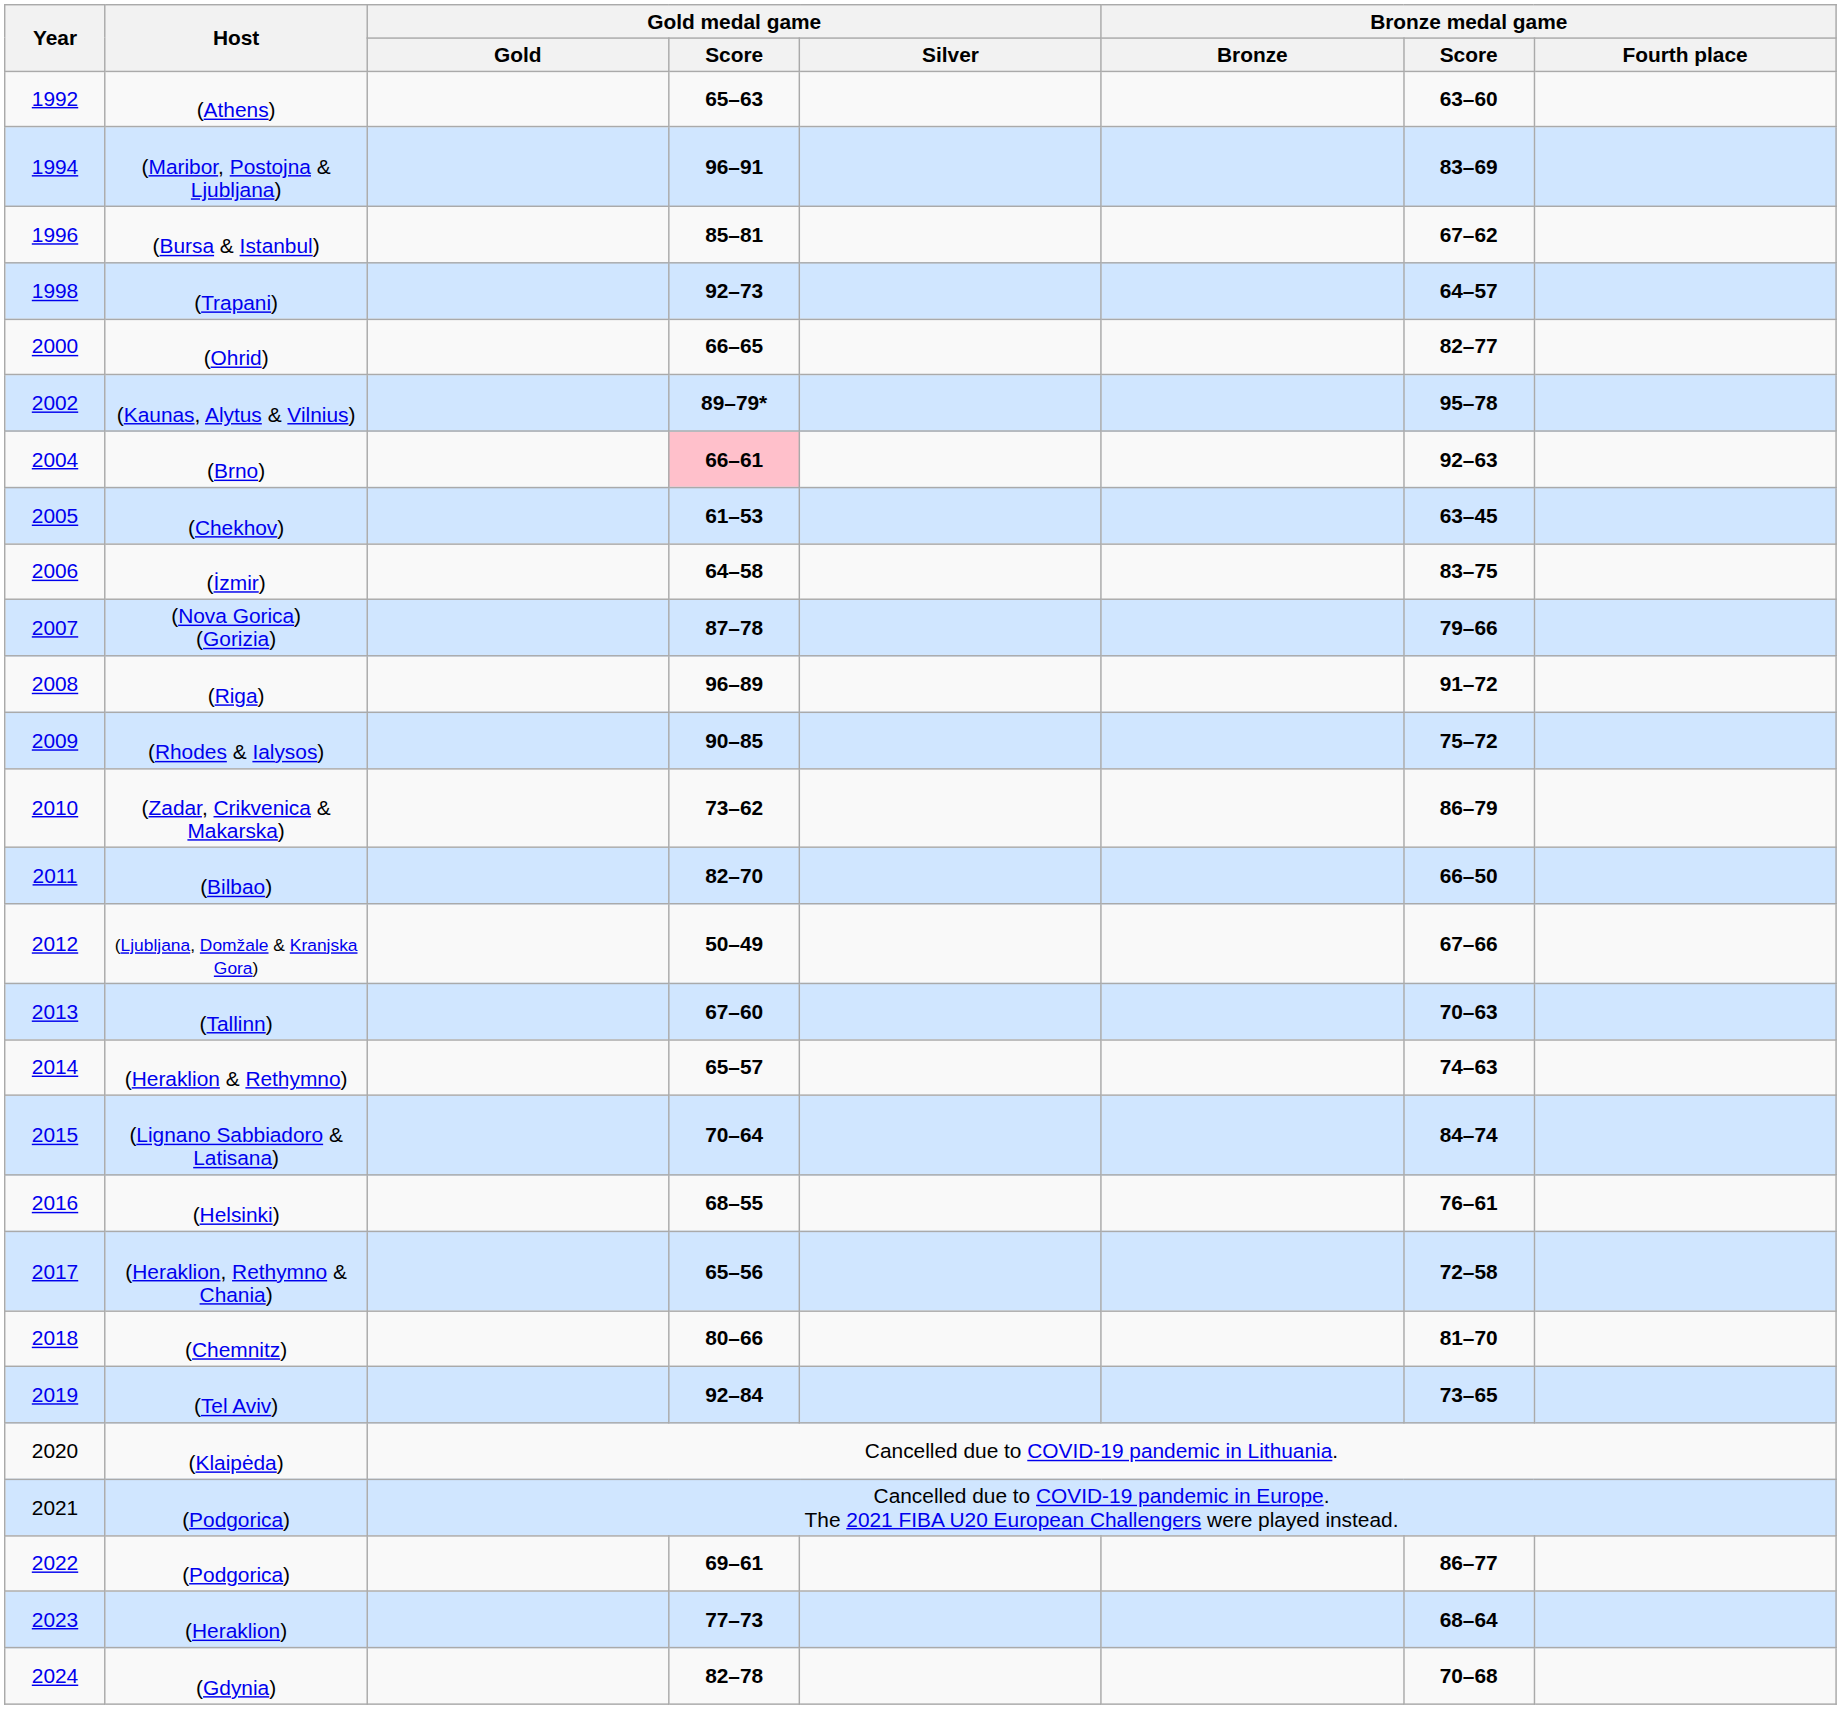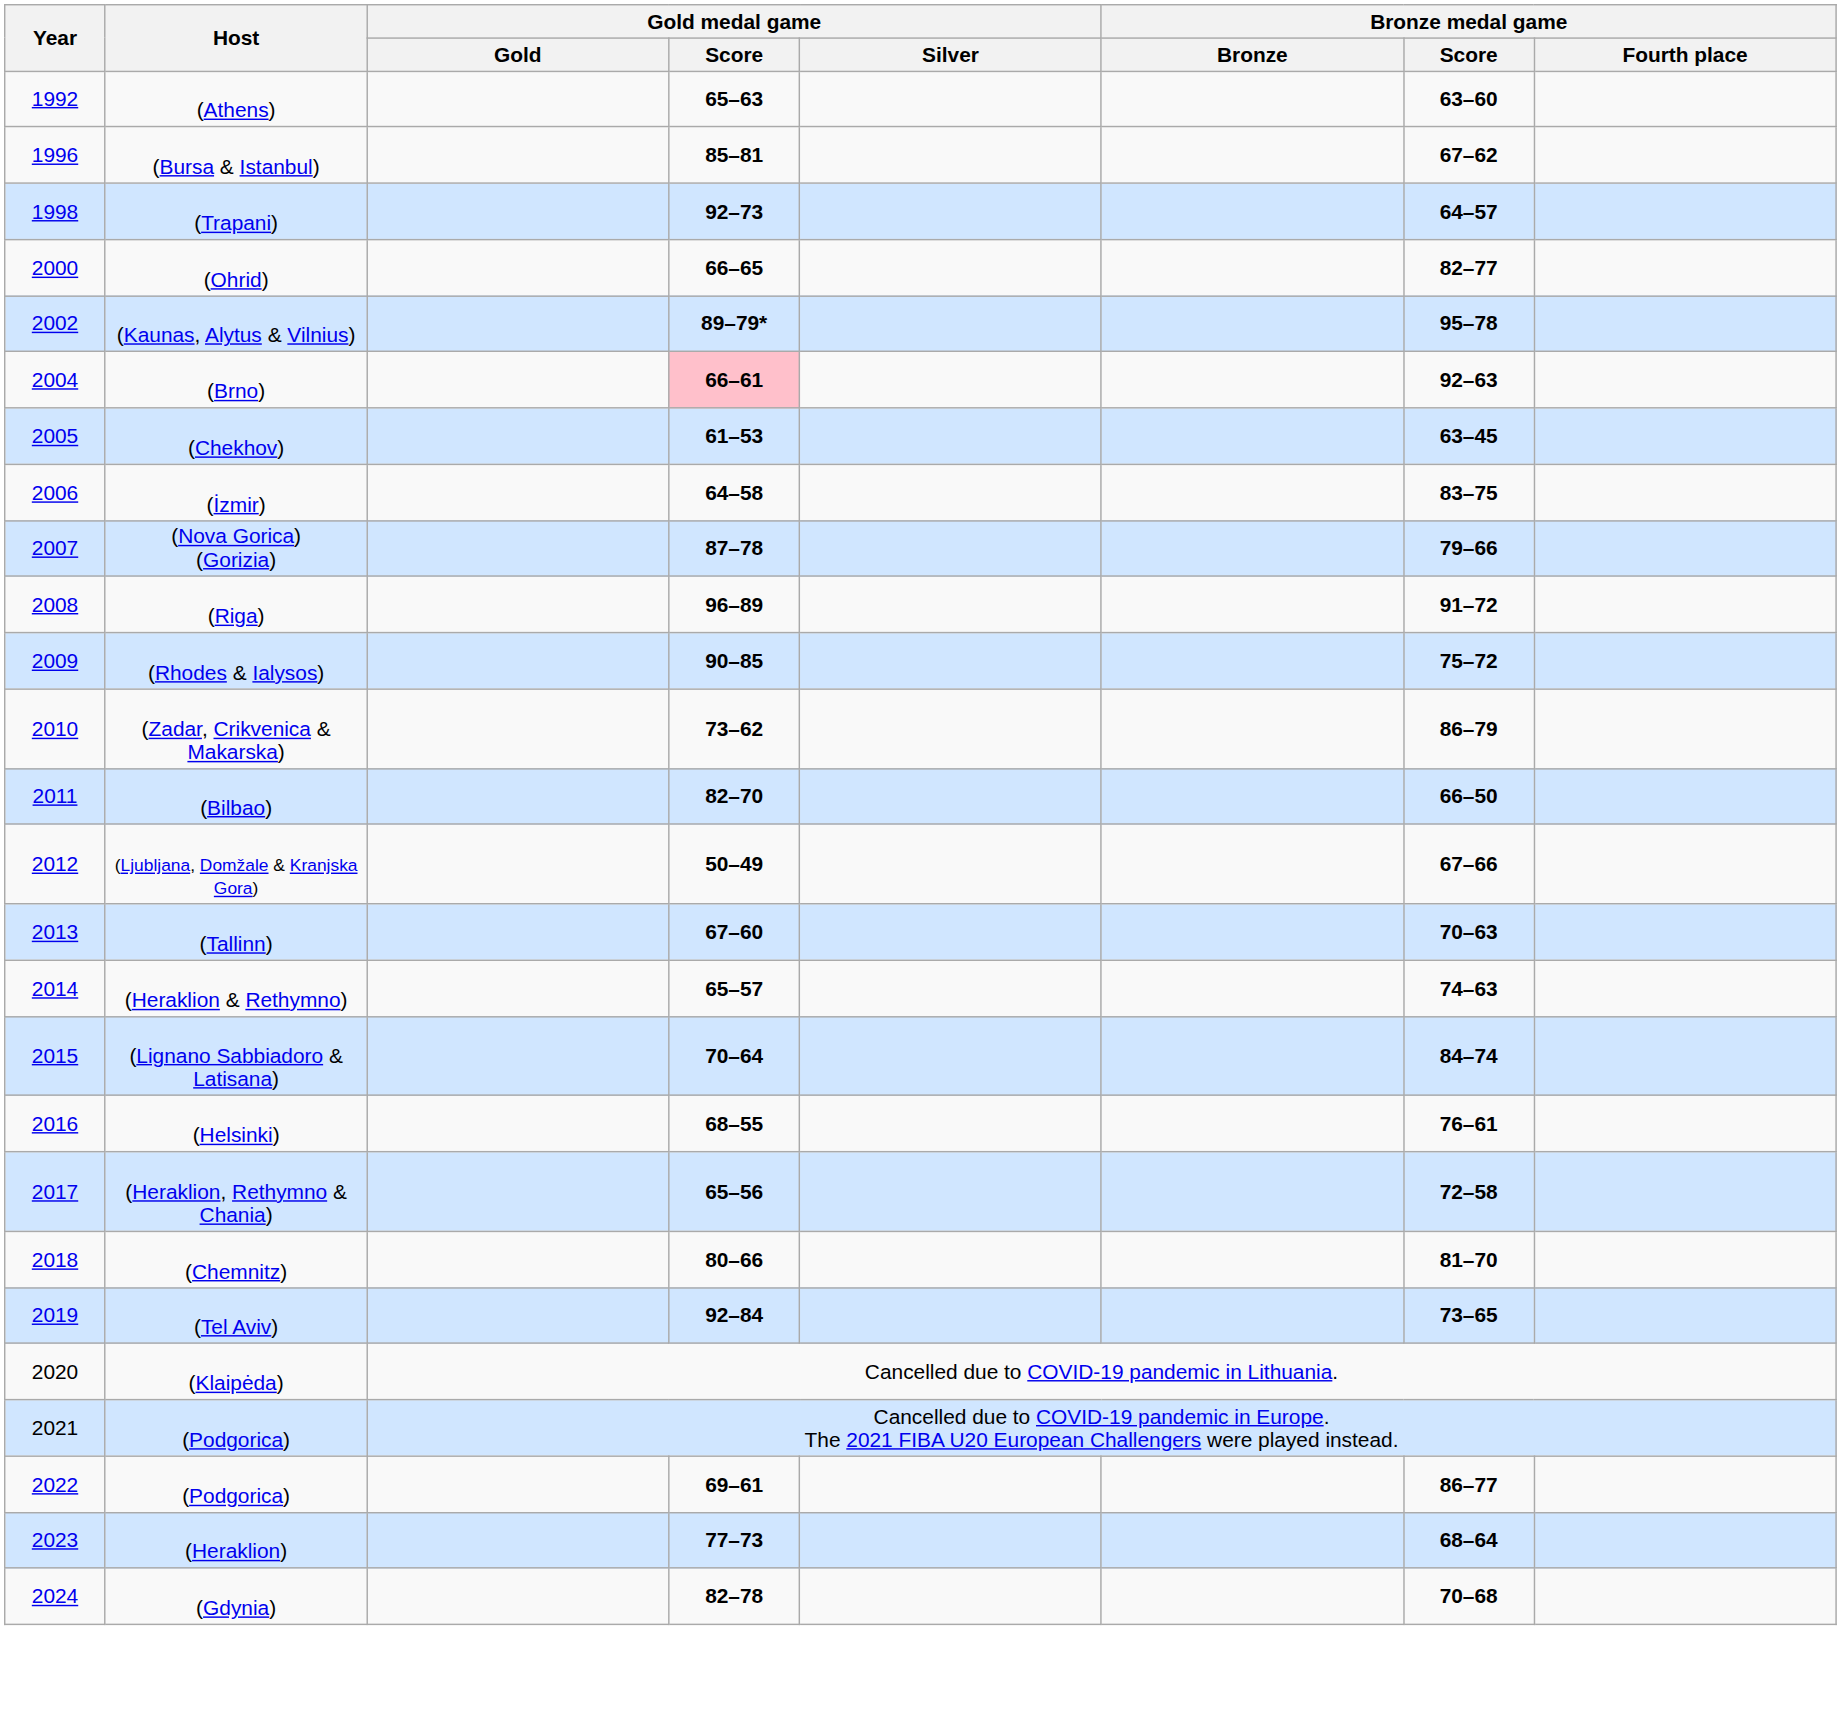- row: (55, 167)
